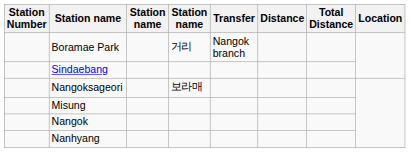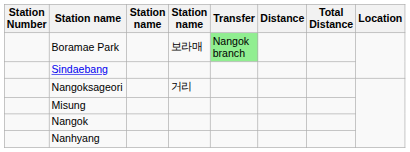(181, 47) 거리 -> (187, 47) 보라매
(231, 47) no background -> (231, 47) lightgreen background
(187, 87) 보라매 -> (181, 87) 거리
